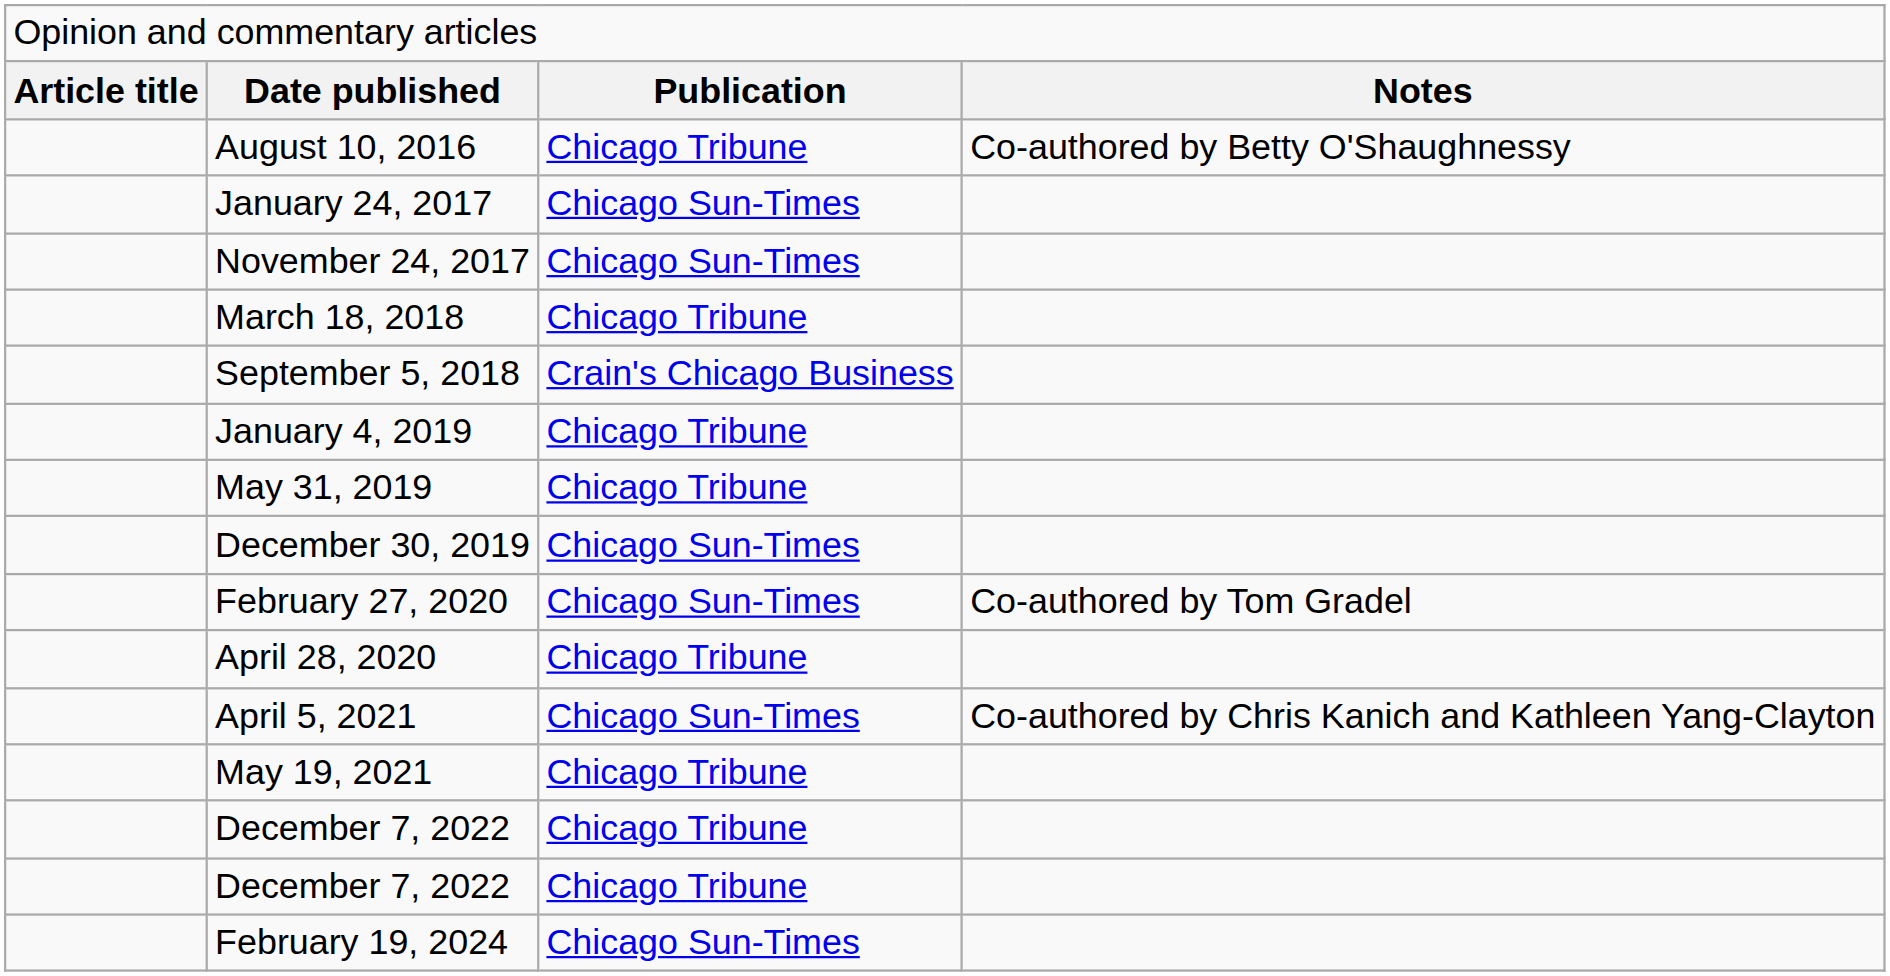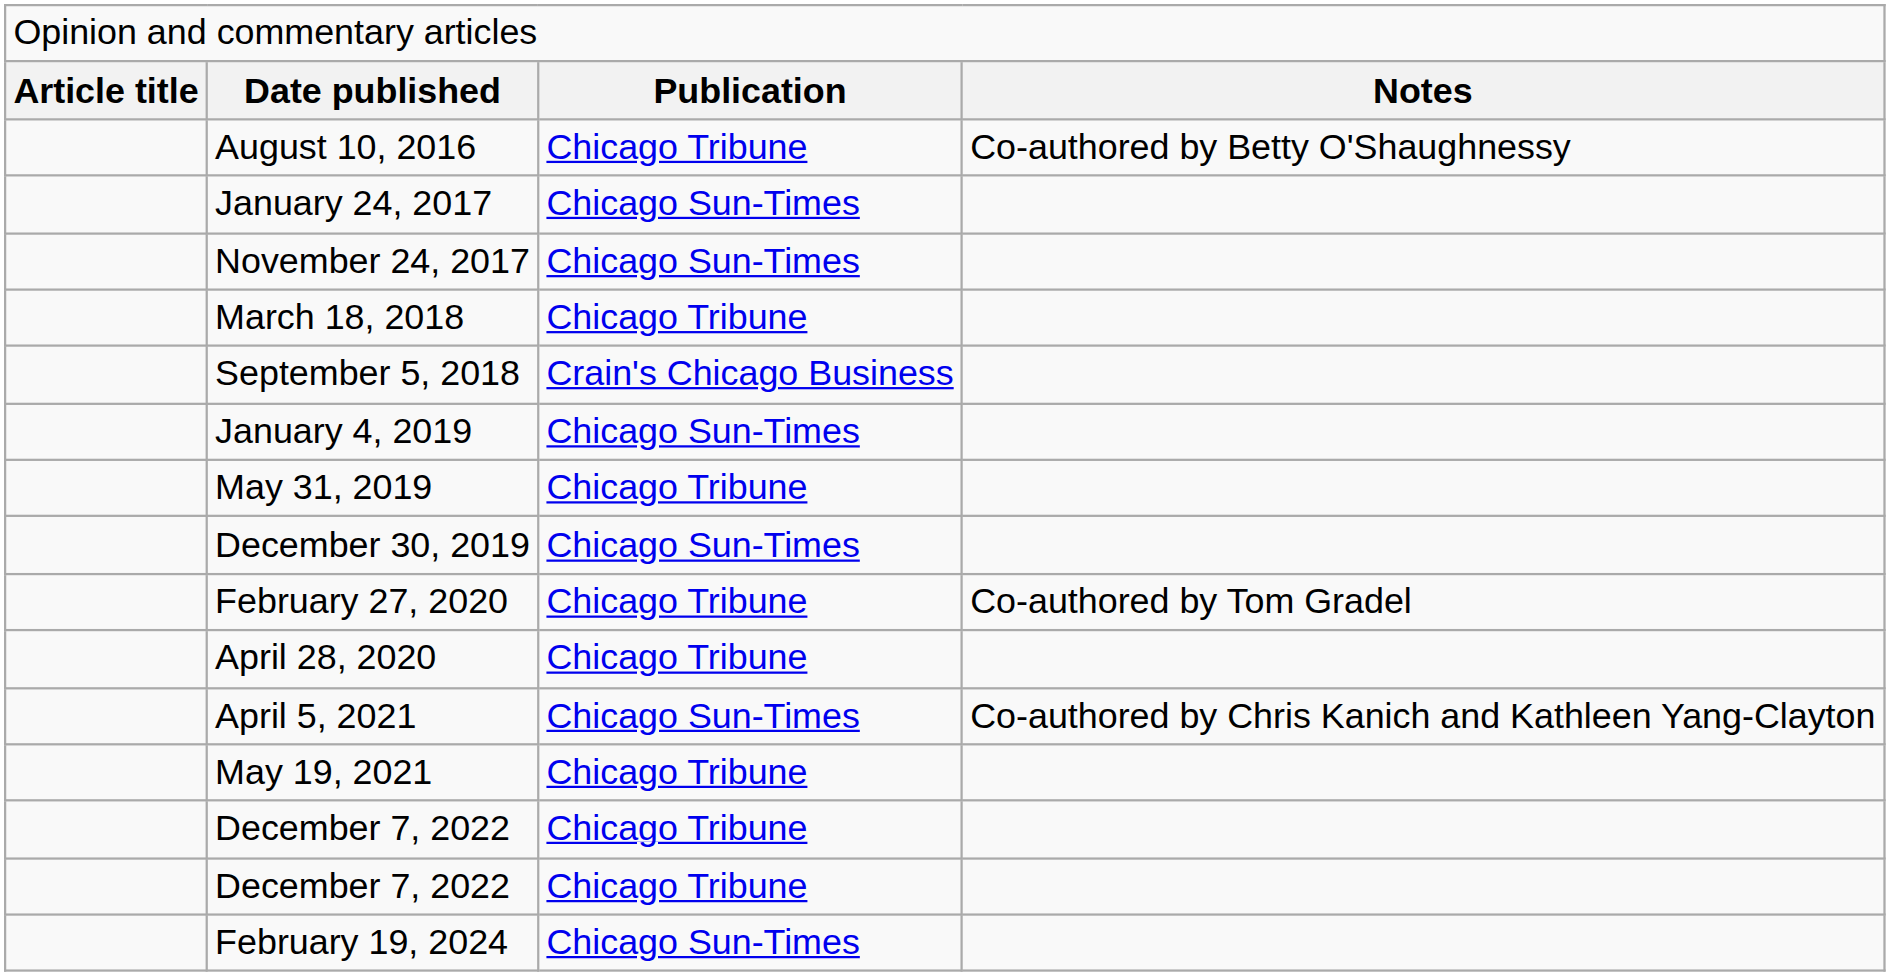(677, 430) Chicago Tribune -> (703, 430) Chicago Sun-Times
(703, 601) Chicago Sun-Times -> (677, 601) Chicago Tribune
